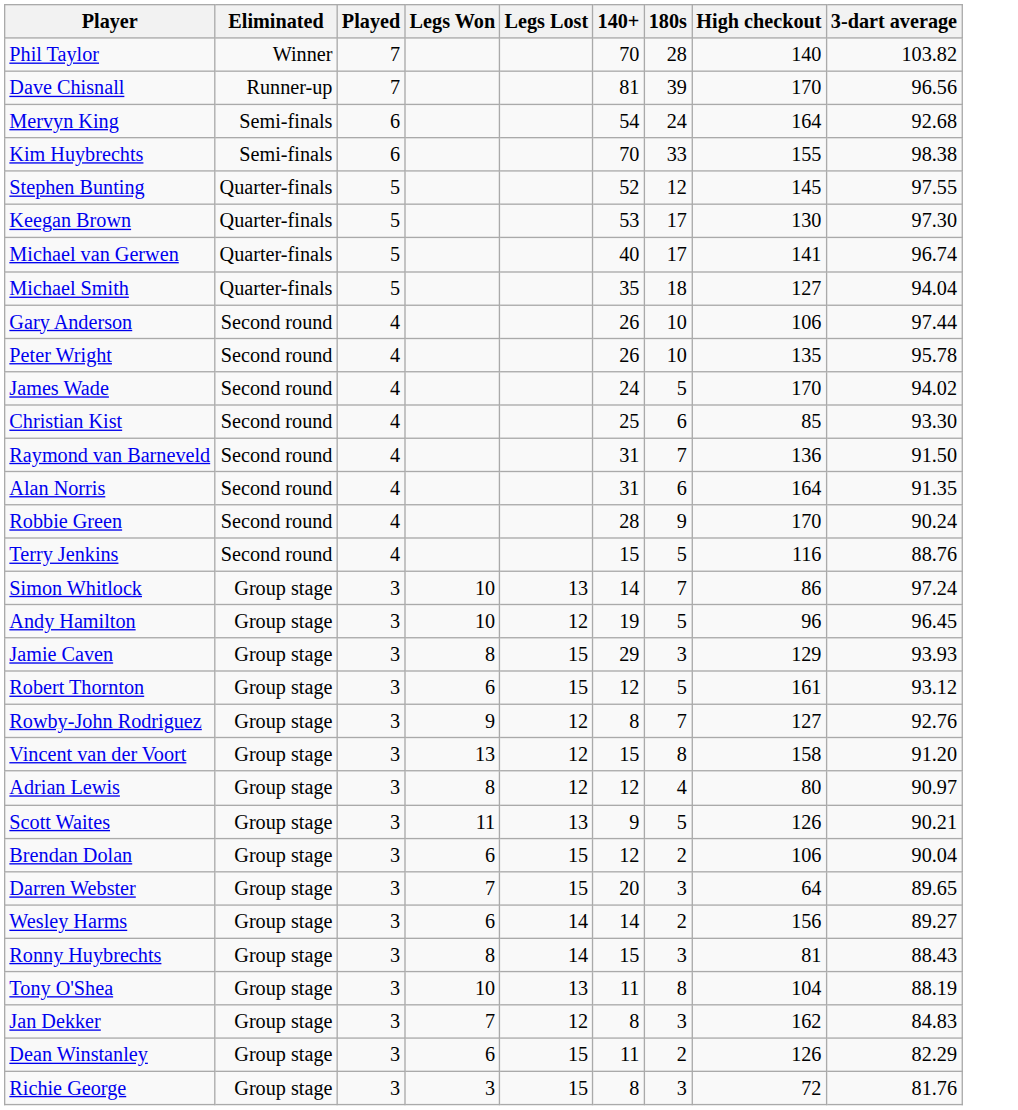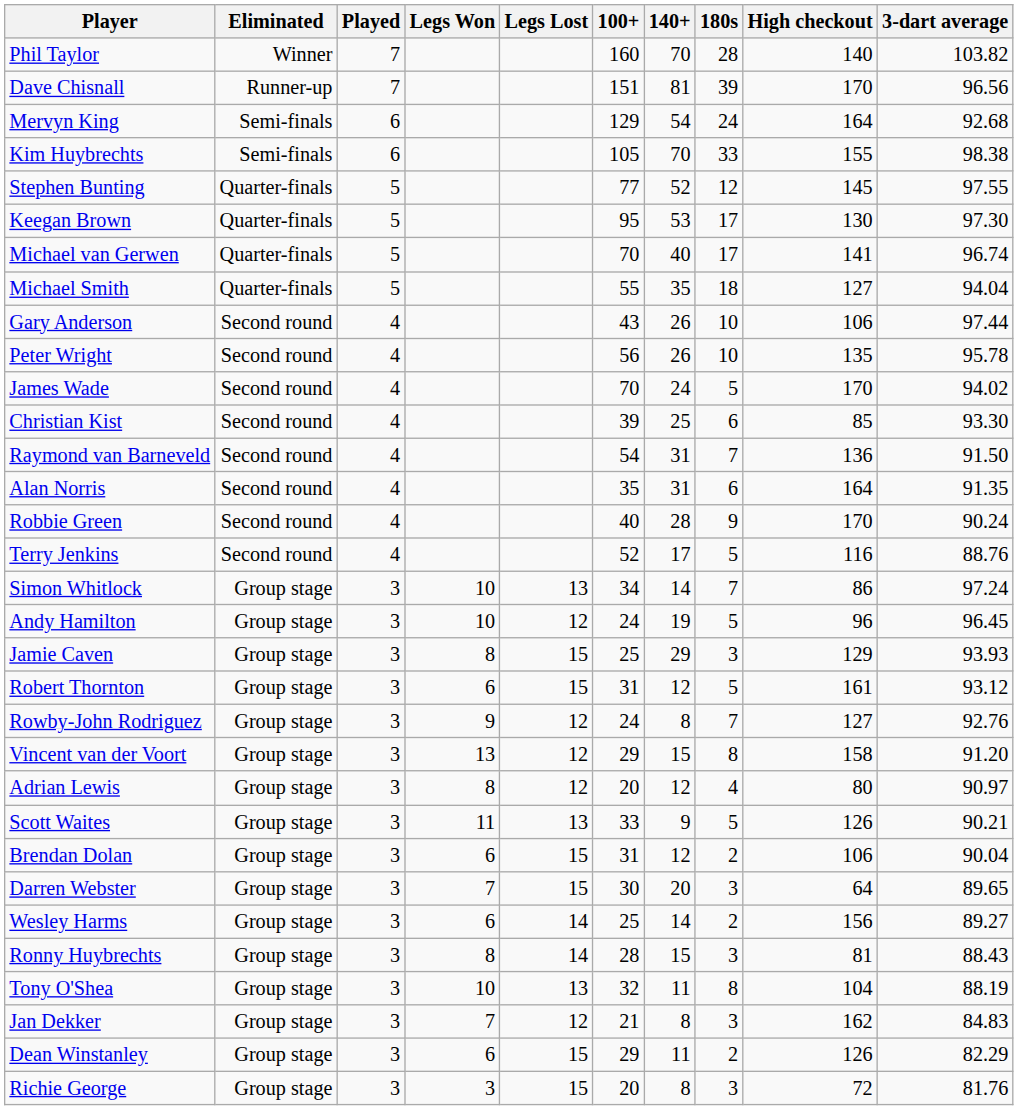+ column: (618, 21)
(629, 554) 15 -> (680, 554) 17
